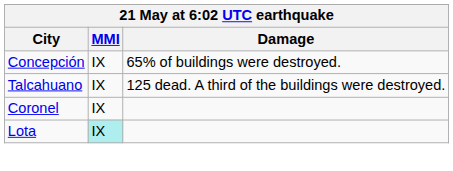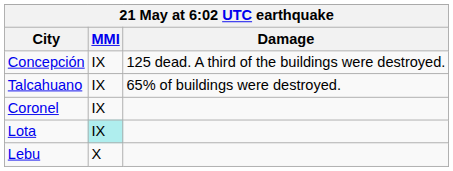(234, 62) 65% of buildings were destroyed. -> (286, 62) 125 dead. A third of the buildings were destroyed.
(286, 85) 125 dead. A third of the buildings were destroyed. -> (234, 85) 65% of buildings were destroyed.
+ row: (24, 154)
